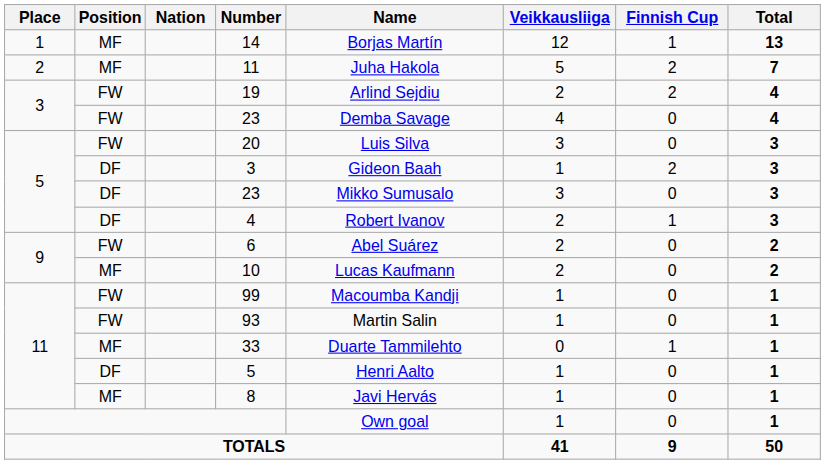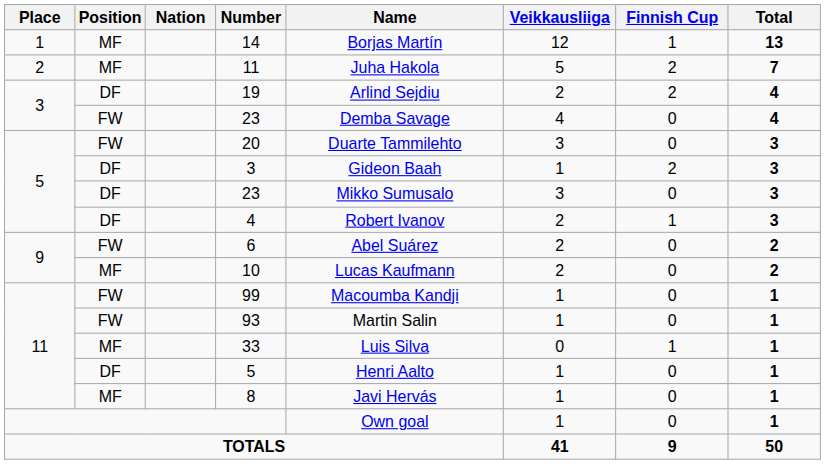(110, 93) FW -> (110, 93) DF
(395, 144) Luis Silva -> (395, 144) Duarte Tammilehto
(395, 346) Duarte Tammilehto -> (395, 346) Luis Silva
